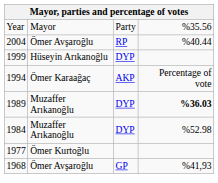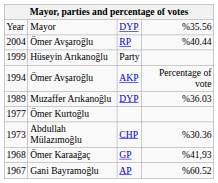(126, 27) Party -> (129, 27) DYP
(125, 57) DYP -> (129, 57) Party
(60, 78) Ömer Karaağaç -> (62, 78) Ömer Avşaroğlu
(196, 104) bold -> (197, 99) normal
- row: (16, 130)
+ row: (16, 134)
(62, 166) Ömer Avşaroğlu -> (60, 155) Ömer Karaağaç
+ row: (16, 170)
